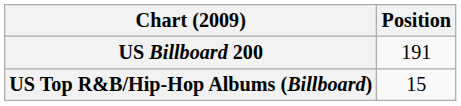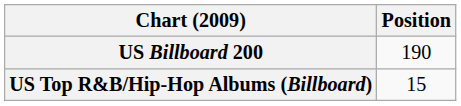(416, 52) 191 -> (416, 52) 190
